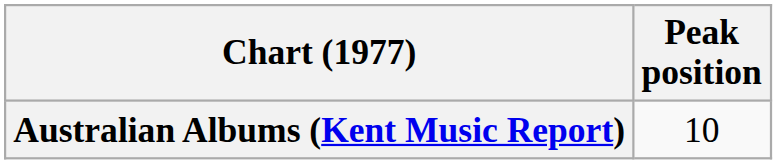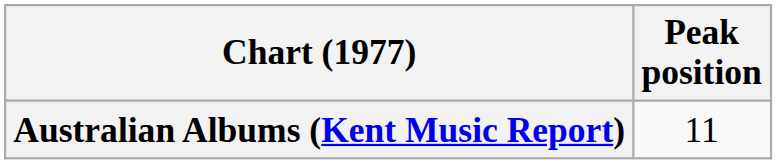(702, 128) 10 -> (702, 128) 11
